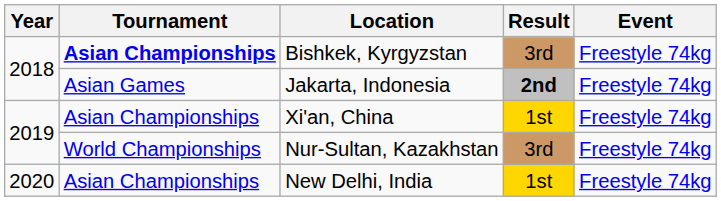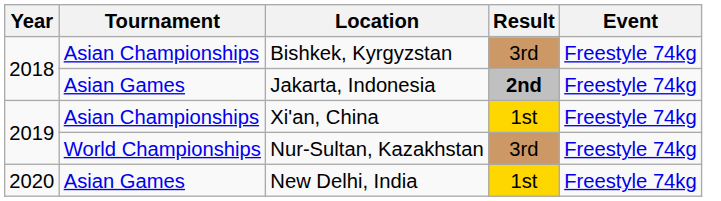(170, 53) bold -> (161, 53) normal
(161, 181) Asian Championships -> (124, 181) Asian Games
